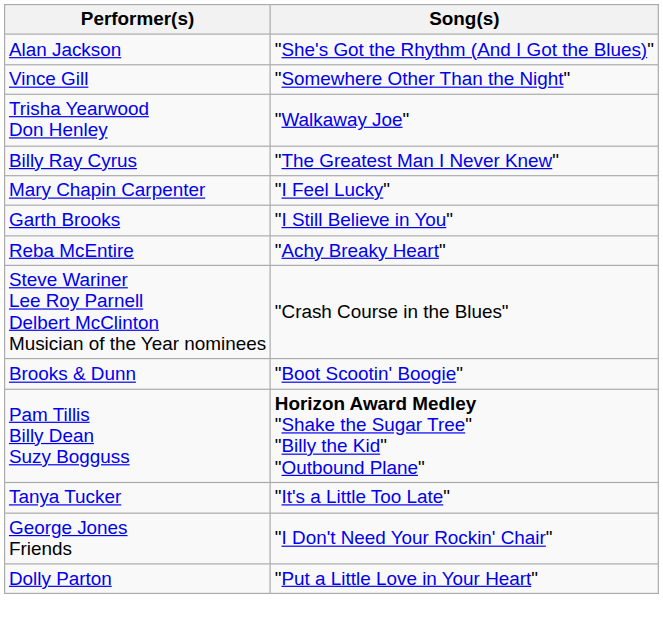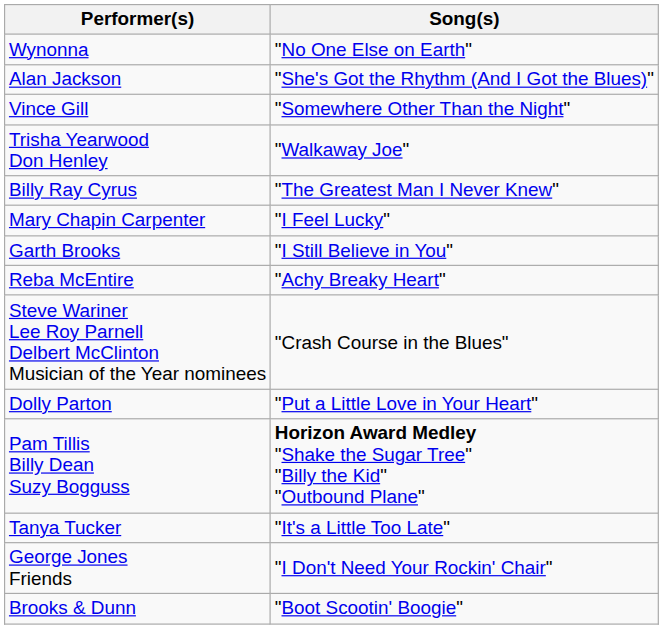+ row: (49, 49)
rows swapped: (72, 373) <-> (60, 578)
